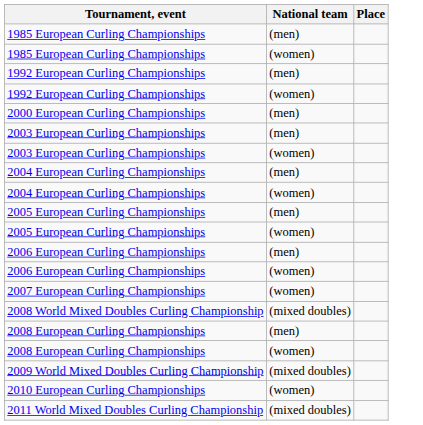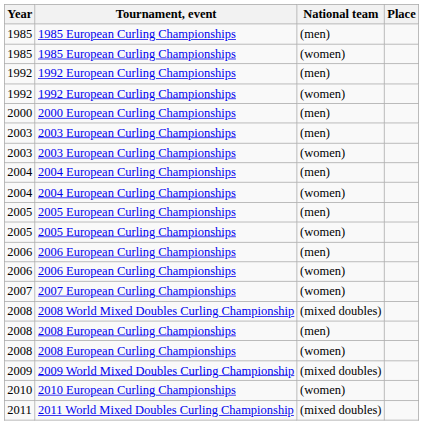+ column: (20, 14)
